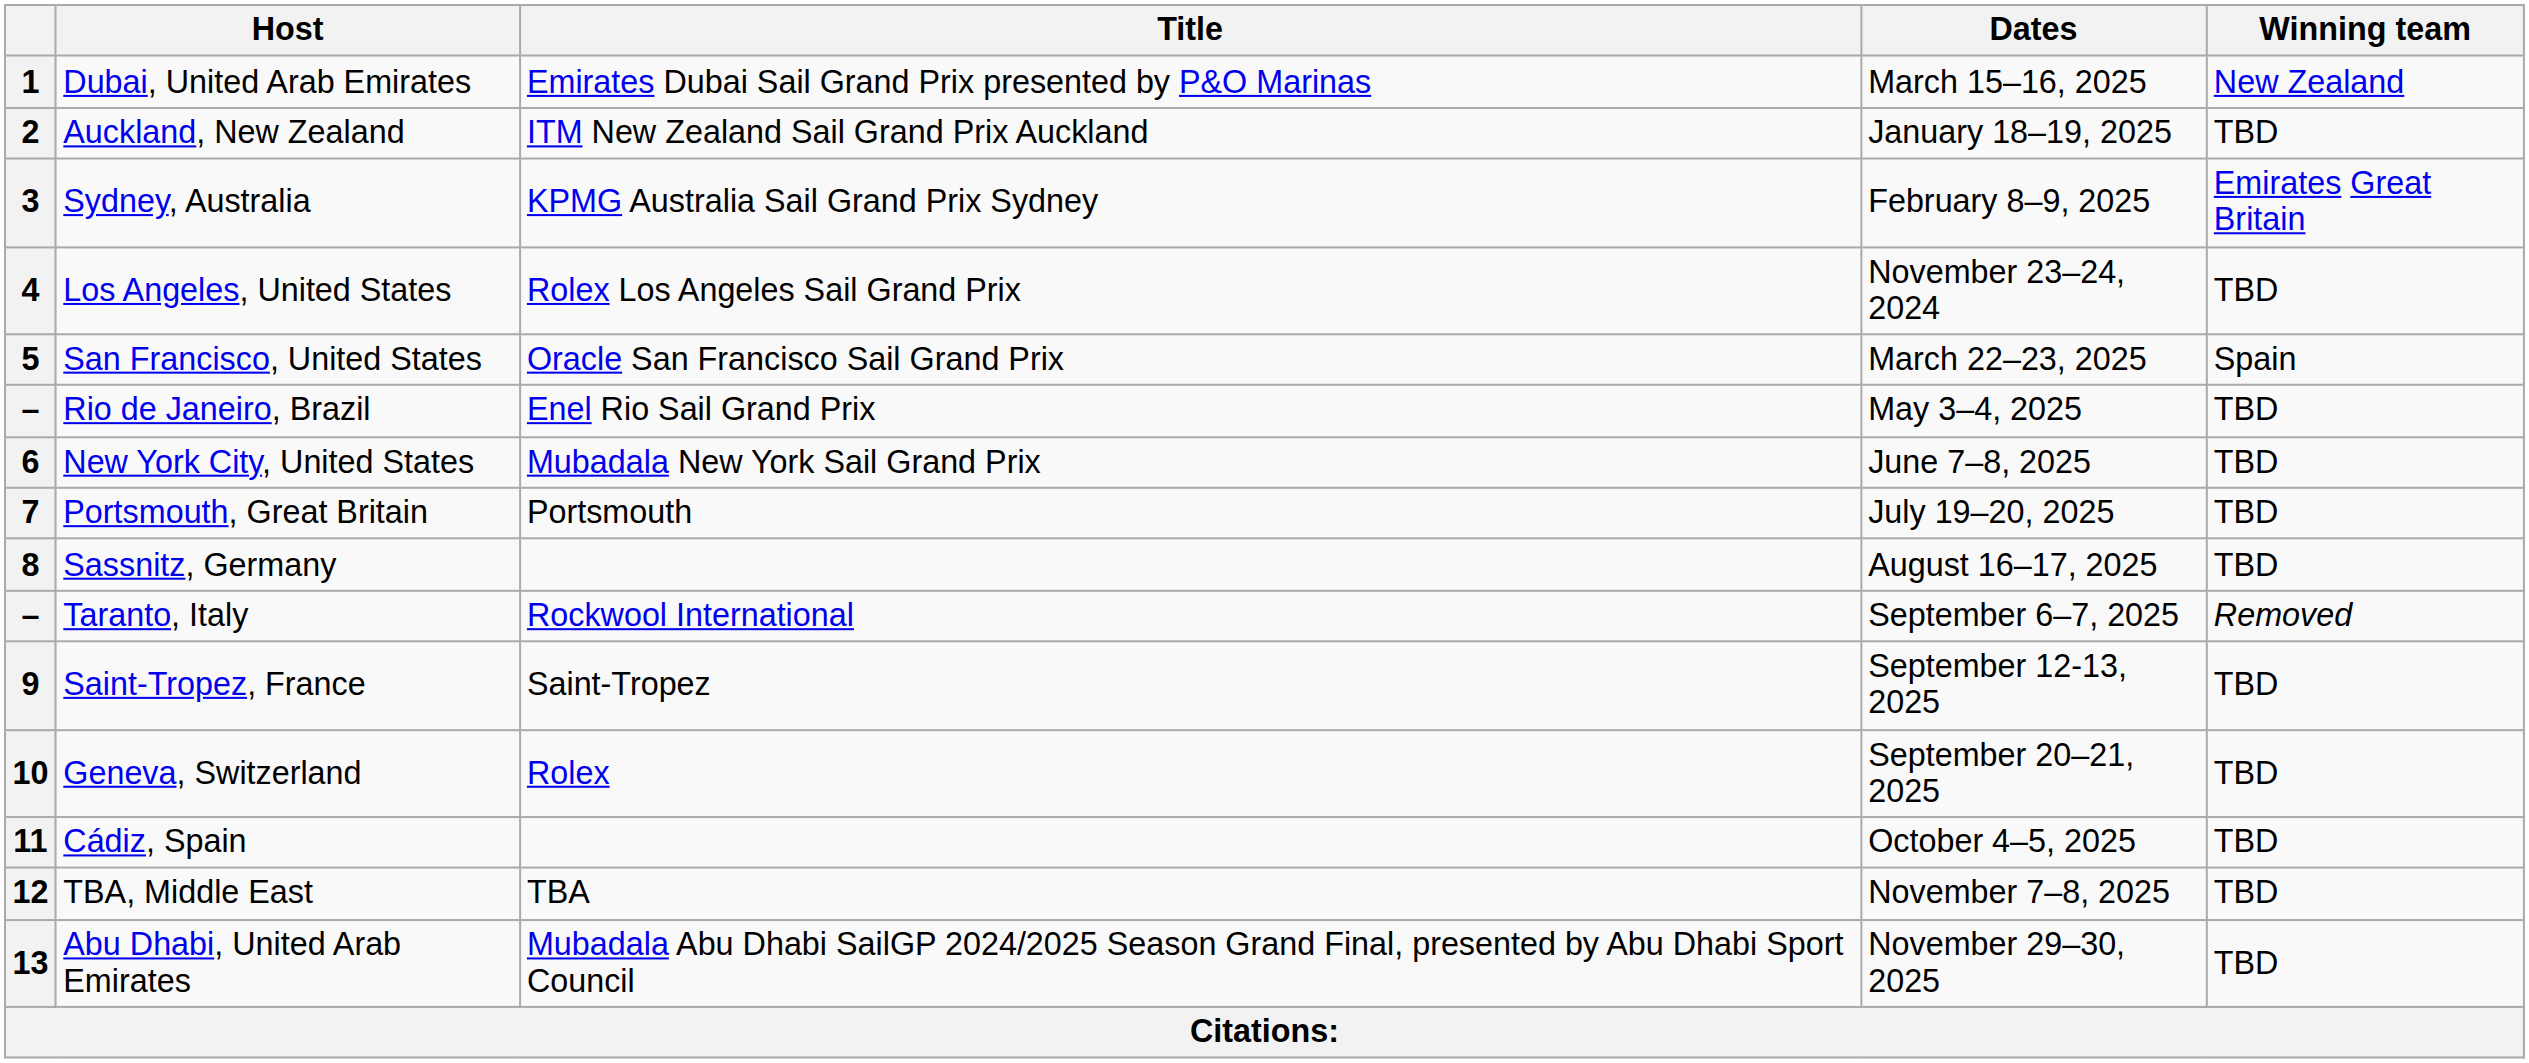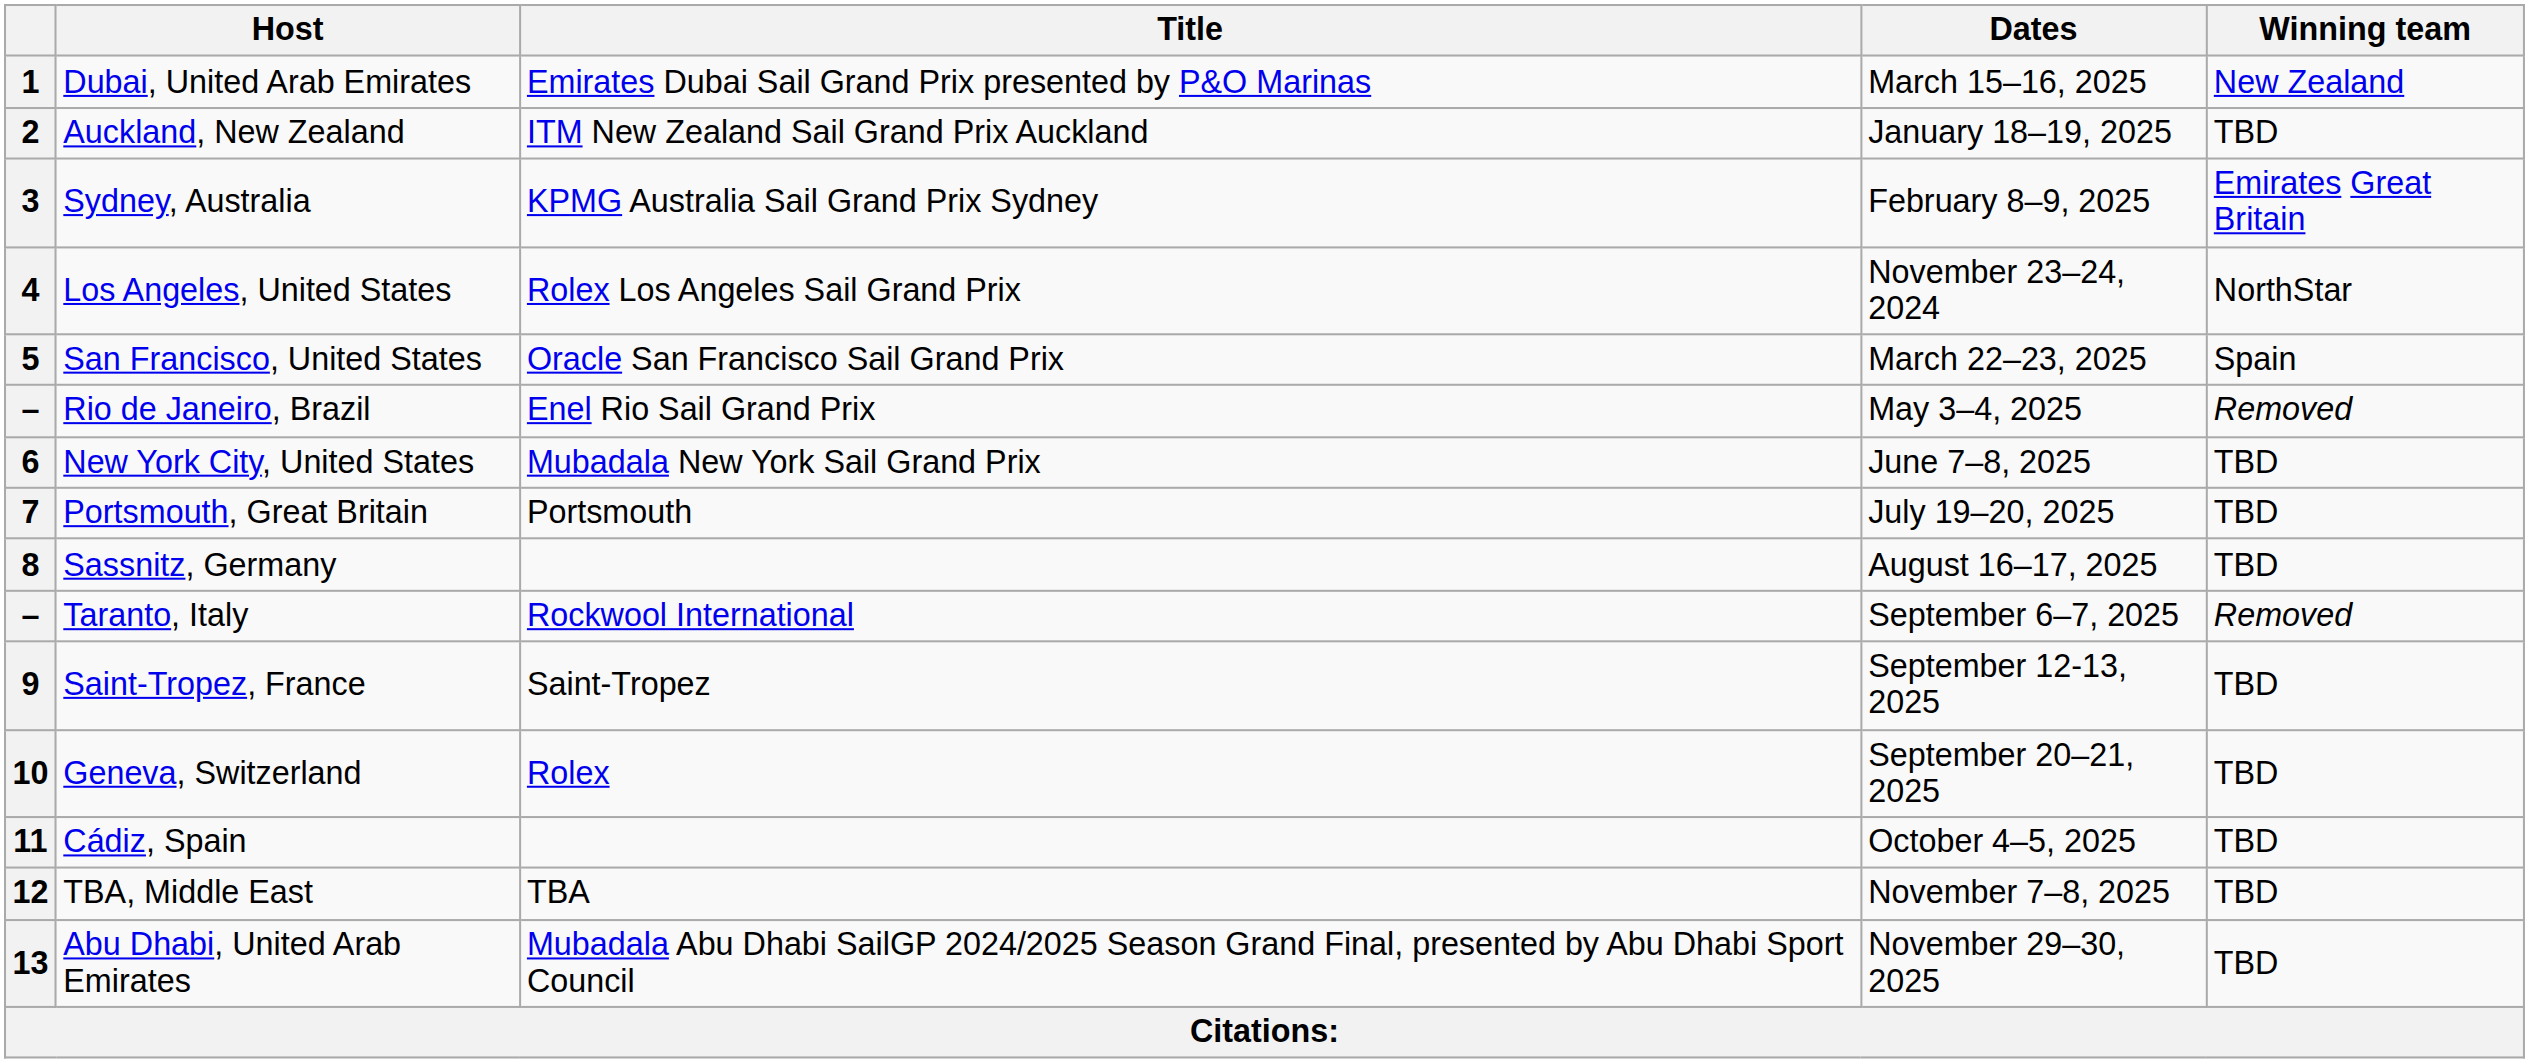(2246, 289) TBD -> (2283, 289) NorthStar
(2246, 410) TBD -> (2283, 410) Removed
